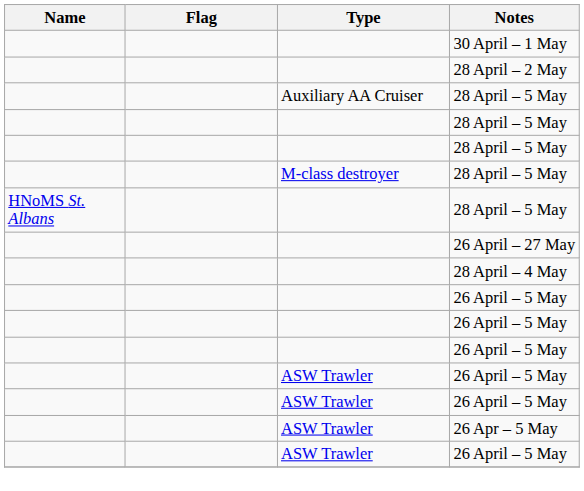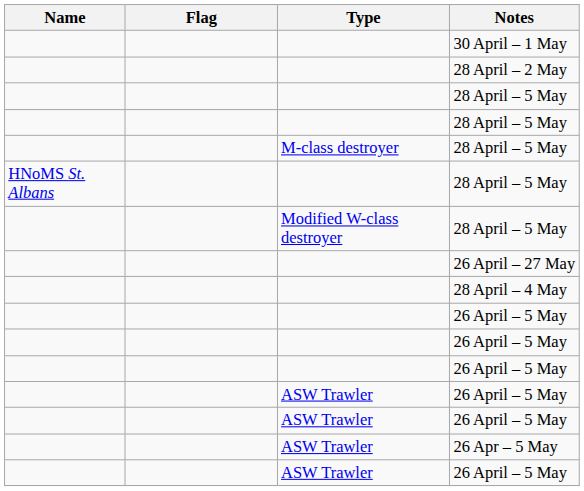- row: (352, 95)
+ row: (340, 228)
